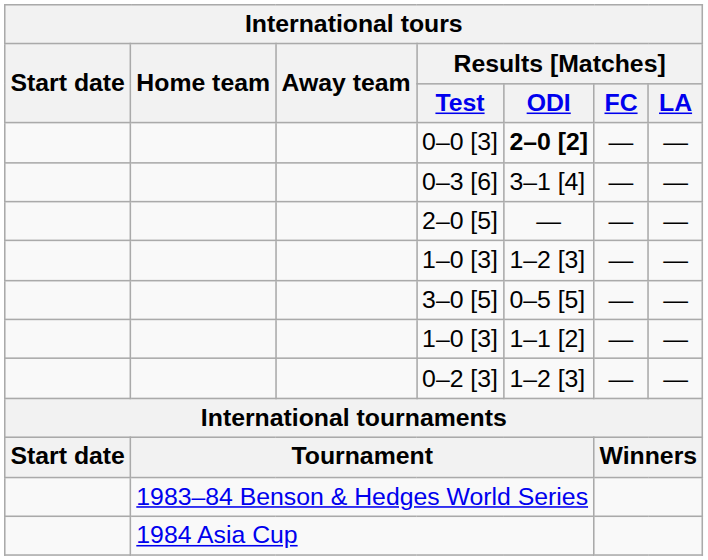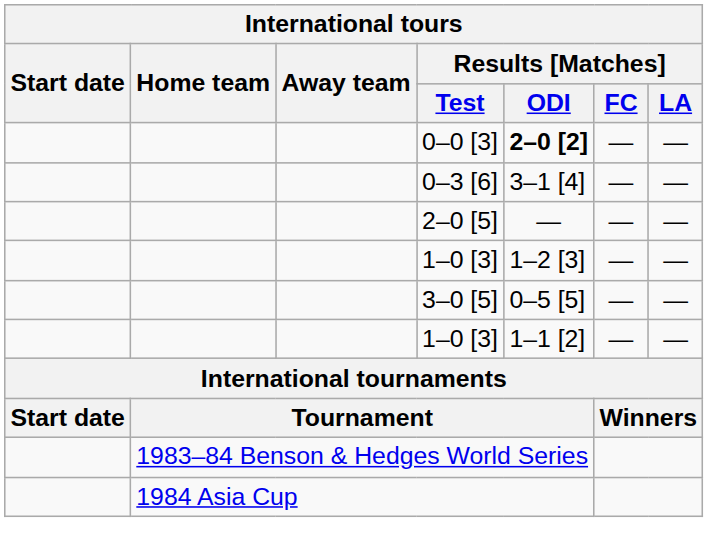- row: (203, 378)
